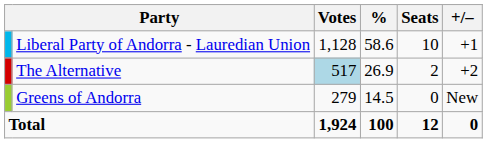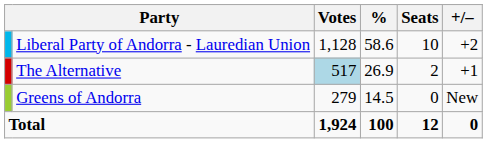(469, 44) +1 -> (469, 44) +2
(469, 71) +2 -> (469, 71) +1
